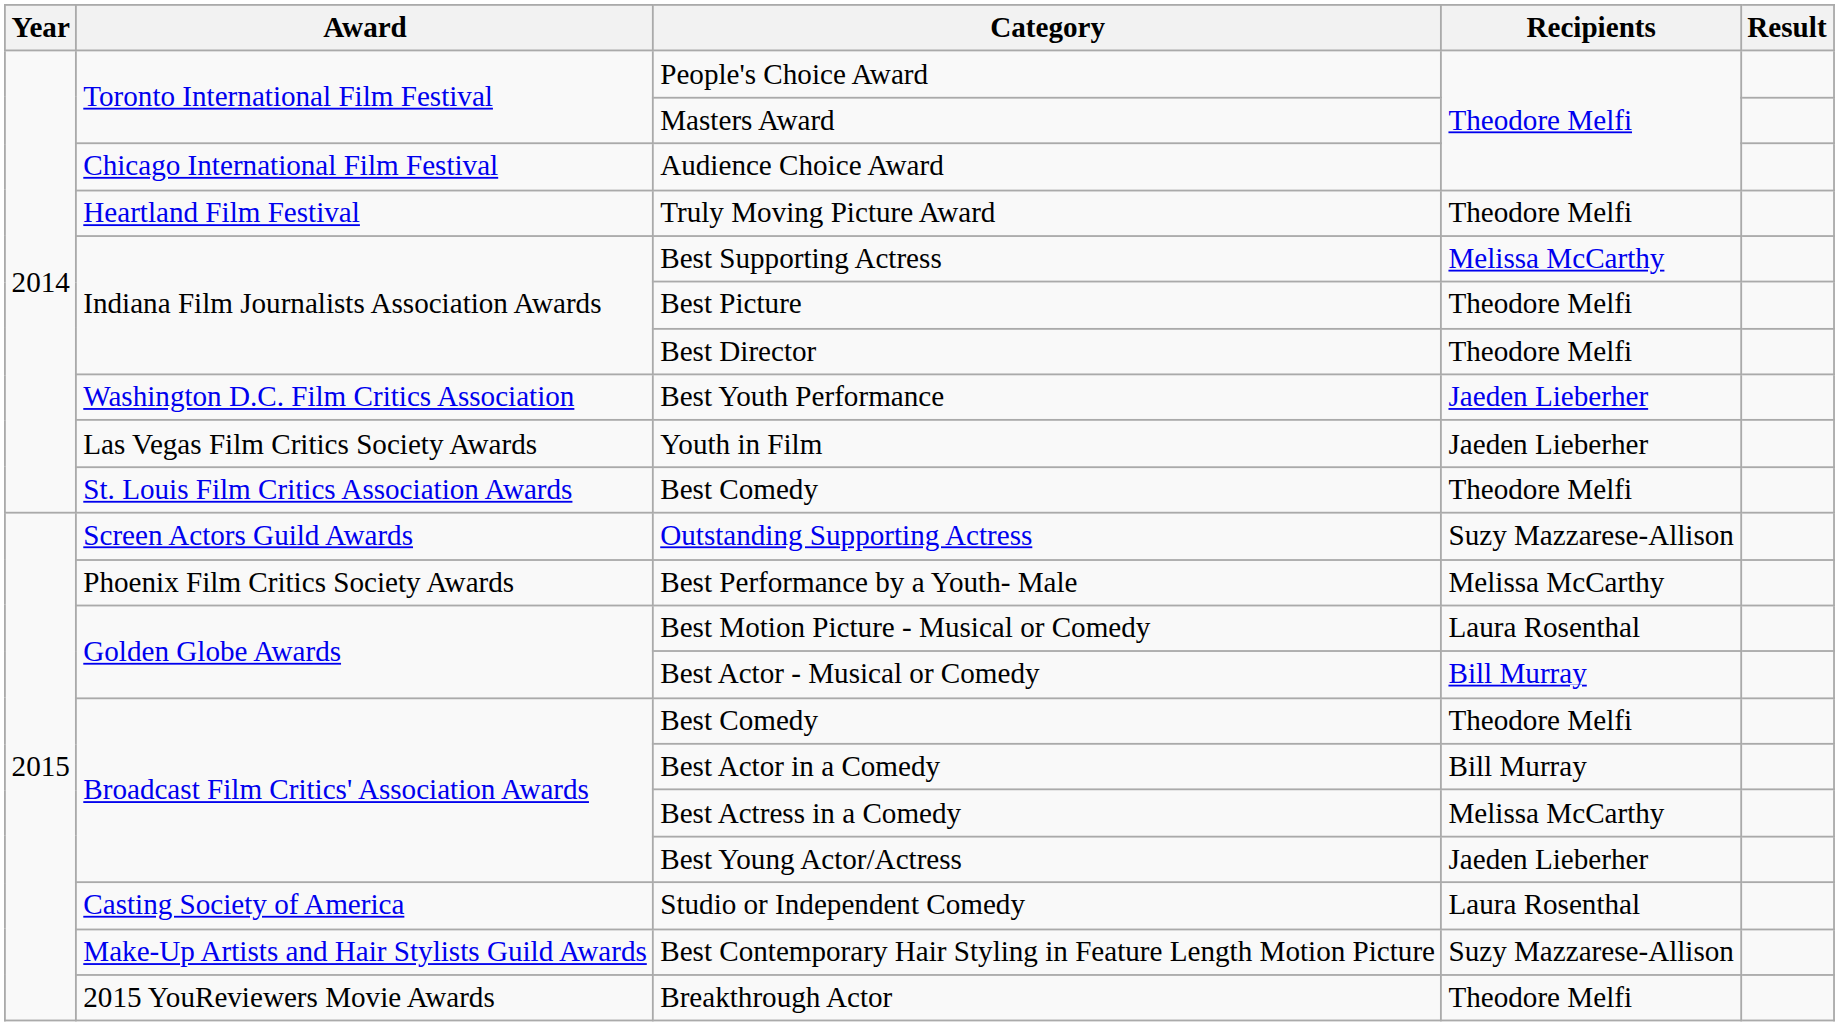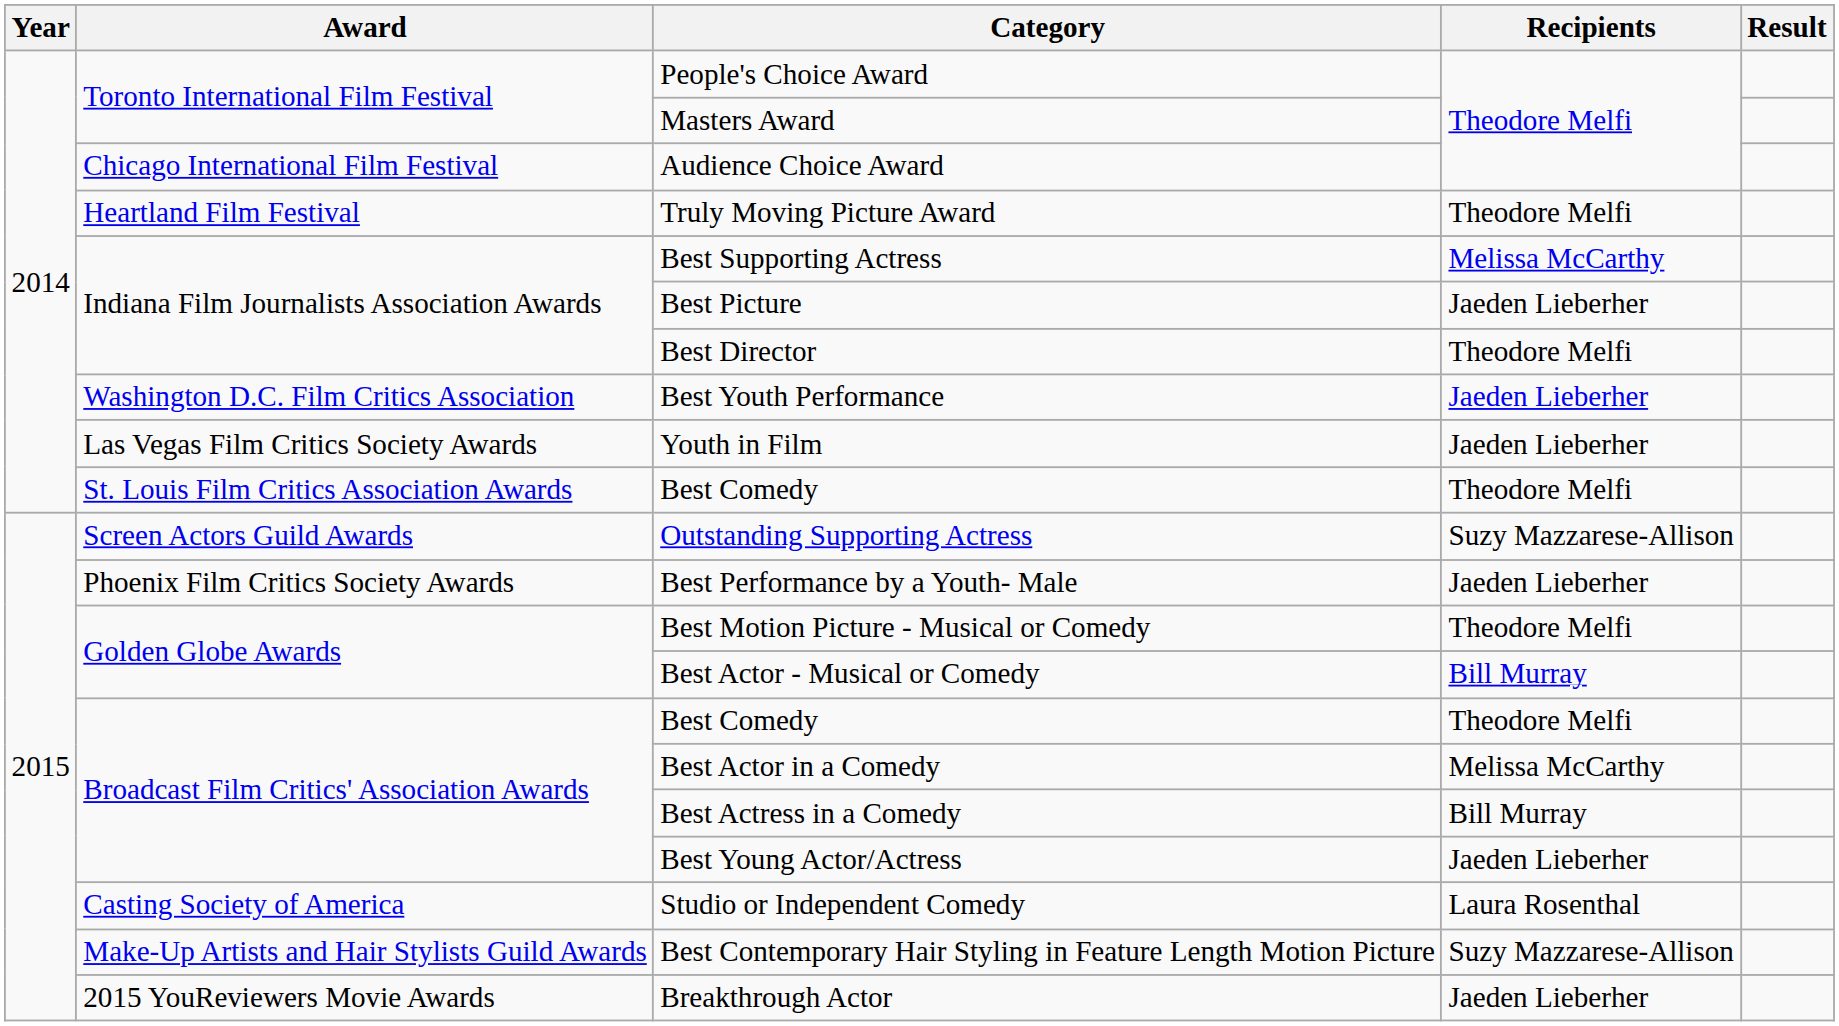(1540, 304) Theodore Melfi -> (1548, 304) Jaeden Lieberher
(1556, 581) Melissa McCarthy -> (1548, 581) Jaeden Lieberher
(1544, 627) Laura Rosenthal -> (1540, 627) Theodore Melfi
(1518, 766) Bill Murray -> (1556, 766) Melissa McCarthy
(1556, 812) Melissa McCarthy -> (1518, 812) Bill Murray
(1540, 997) Theodore Melfi -> (1548, 997) Jaeden Lieberher
